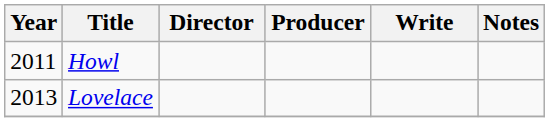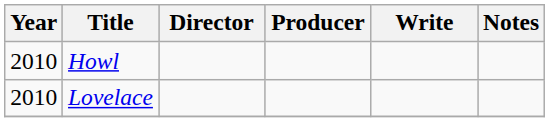(33, 60) 2011 -> (34, 60) 2010
(34, 97) 2013 -> (34, 97) 2010
